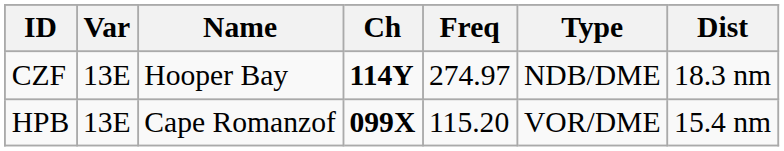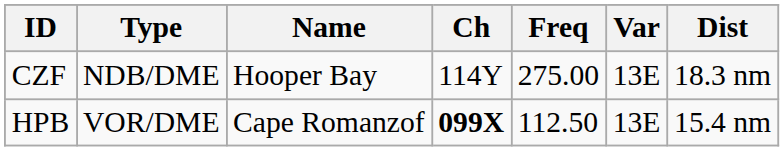columns swapped: (592, 27) <-> (107, 27)
(382, 74) bold -> (471, 74) normal
(470, 74) 274.97 -> (558, 74) 275.00
(469, 121) 115.20 -> (558, 121) 112.50
